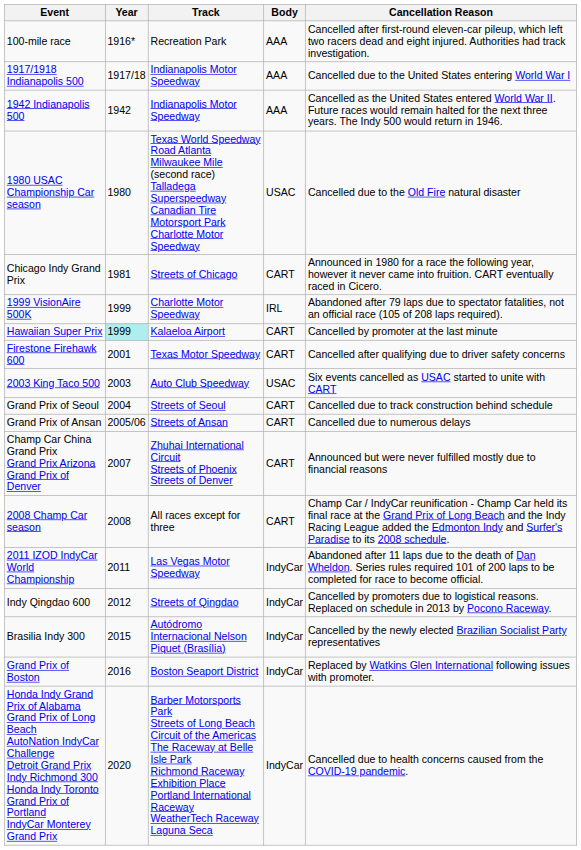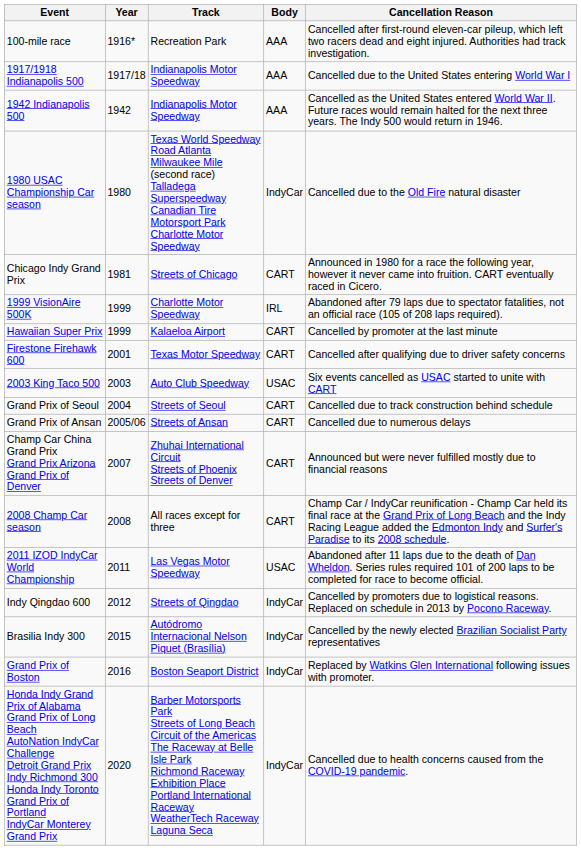(281, 192) USAC -> (285, 192) IndyCar
(119, 332) paleturquoise background -> (119, 332) no background
(285, 568) IndyCar -> (281, 568) USAC
